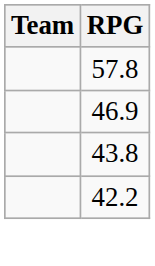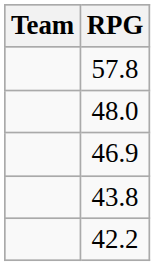+ row: (115, 111)
